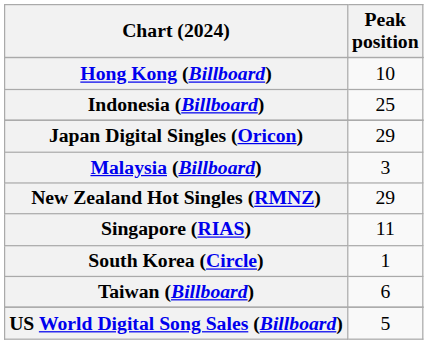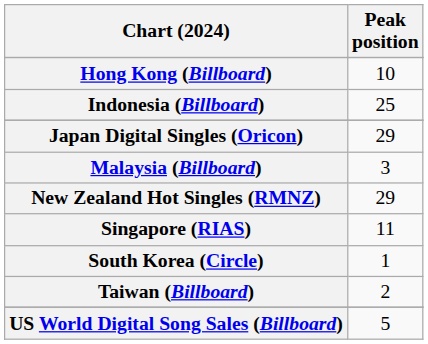(385, 291) 6 -> (385, 291) 2
